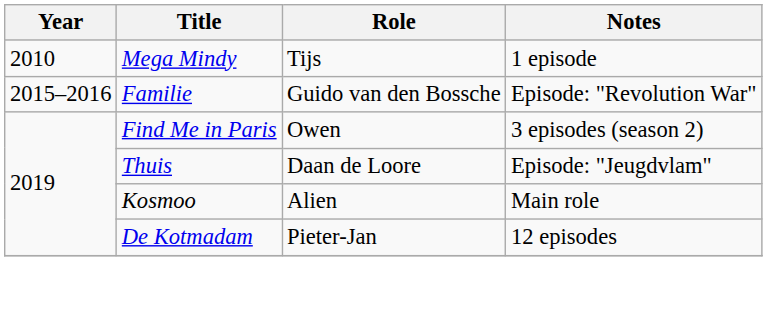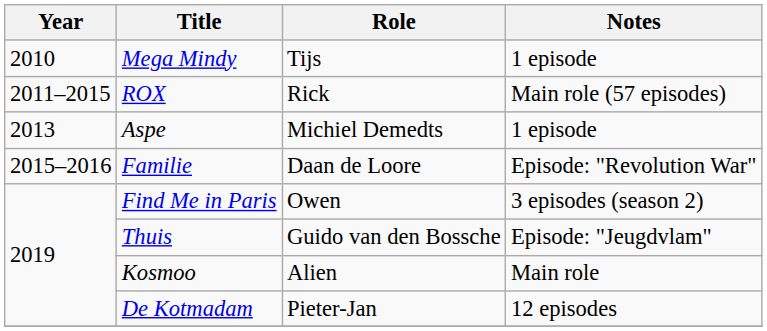+ row: (144, 93)
+ row: (144, 129)
(394, 93) Guido van den Bossche -> (354, 165) Daan de Loore
(354, 165) Daan de Loore -> (394, 237) Guido van den Bossche
